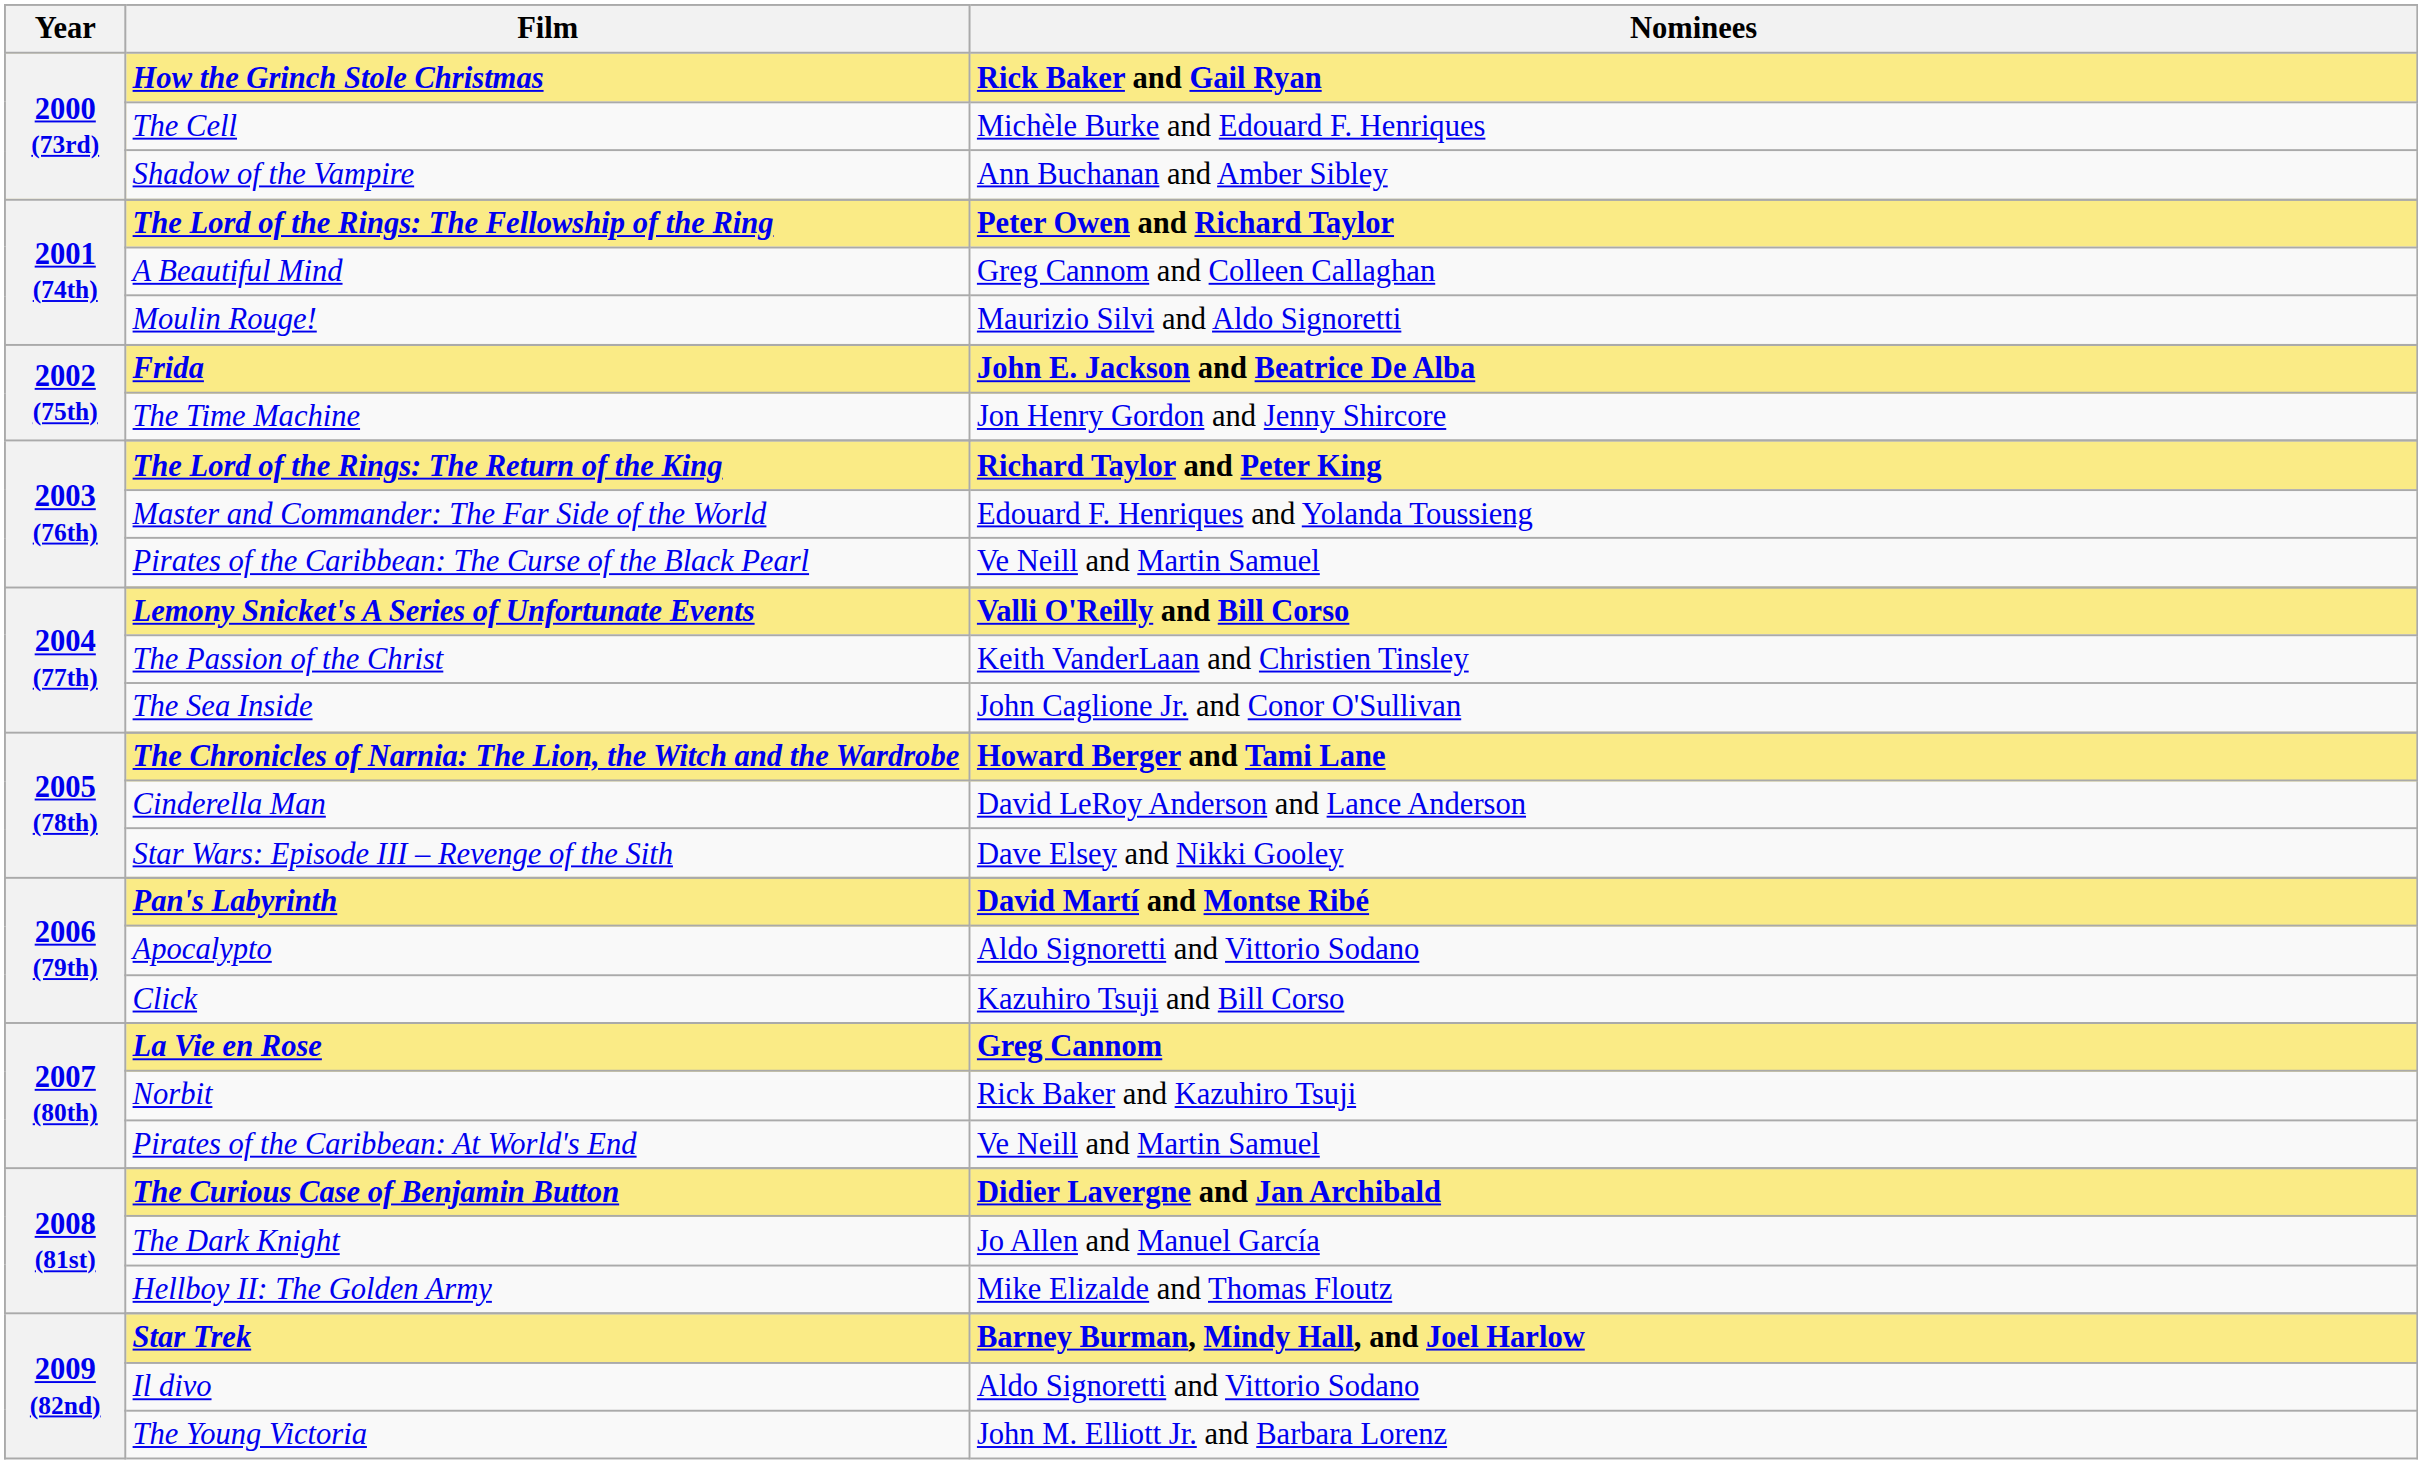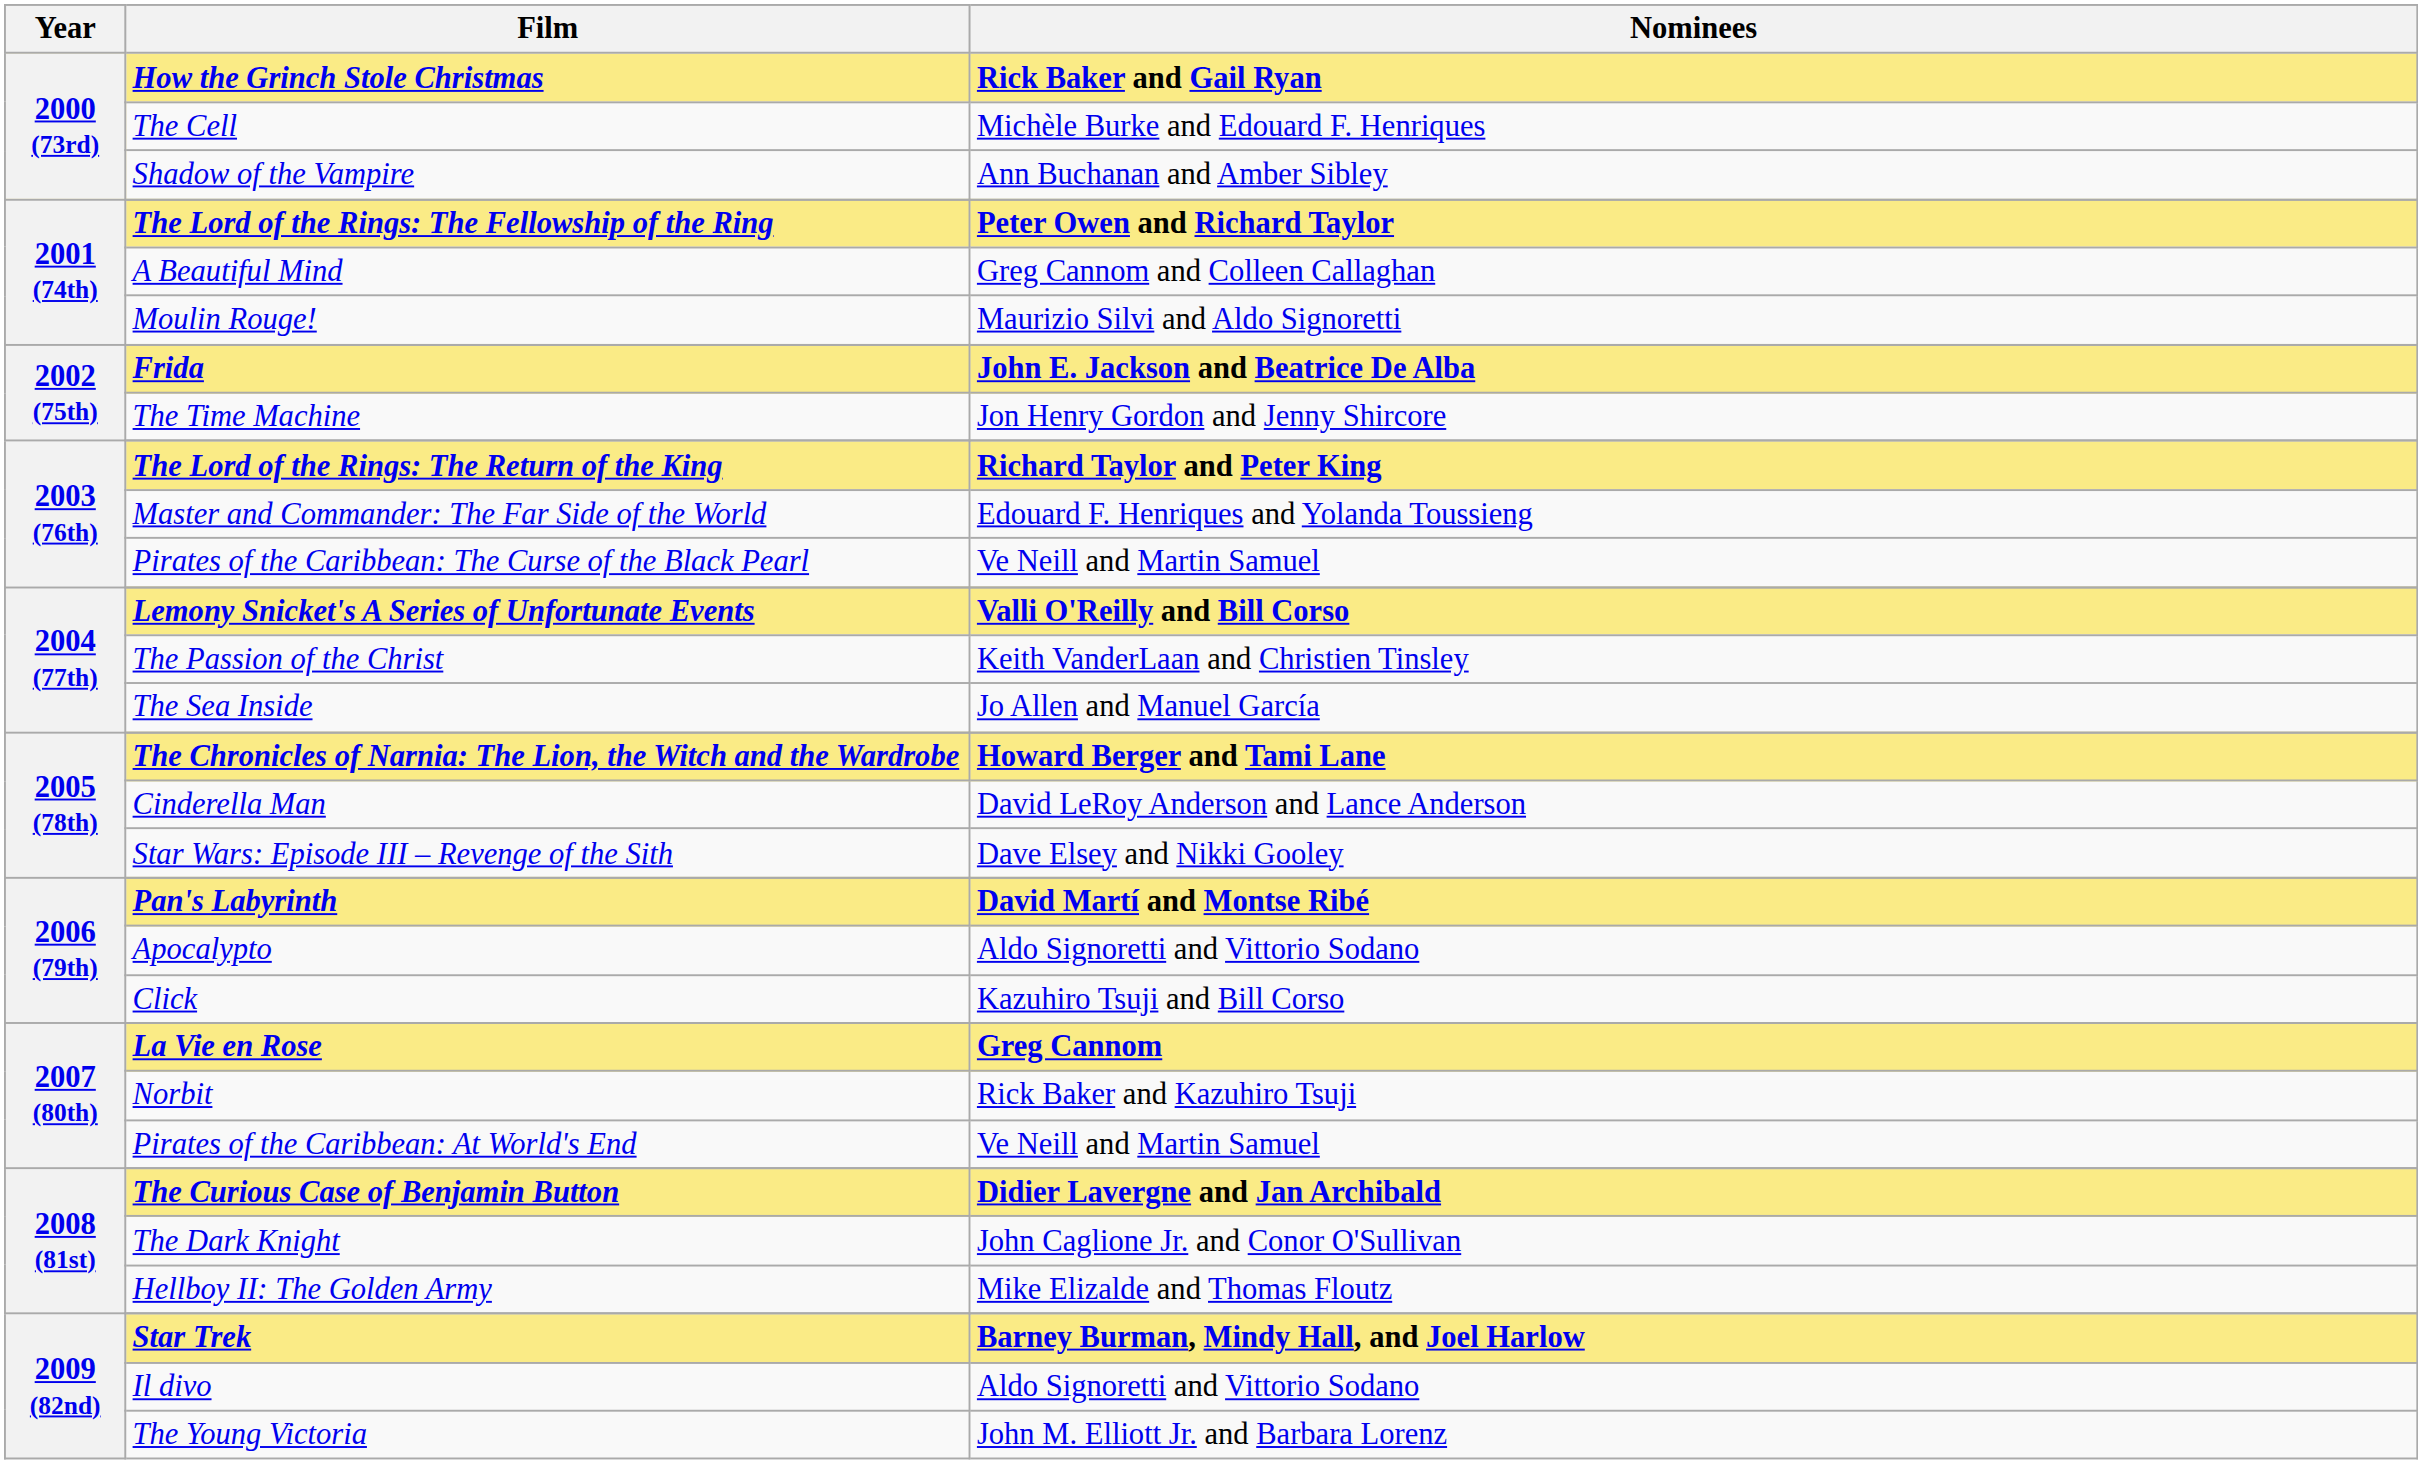(1219, 707) John Caglione Jr. and Conor O'Sullivan -> (1148, 707) Jo Allen and Manuel García
(1148, 1240) Jo Allen and Manuel García -> (1219, 1240) John Caglione Jr. and Conor O'Sullivan
